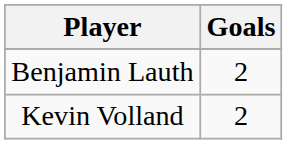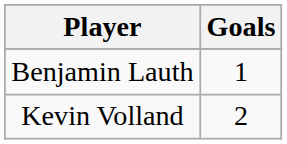(241, 71) 2 -> (241, 71) 1
